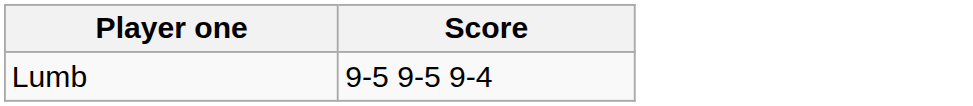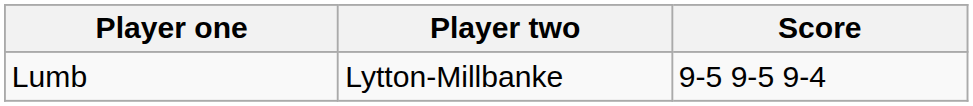+ column: (505, 28)
